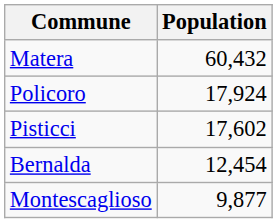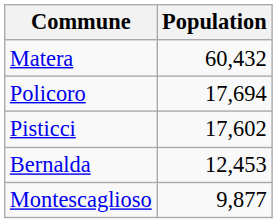(236, 93) 17,924 -> (236, 93) 17,694
(236, 164) 12,454 -> (236, 164) 12,453
